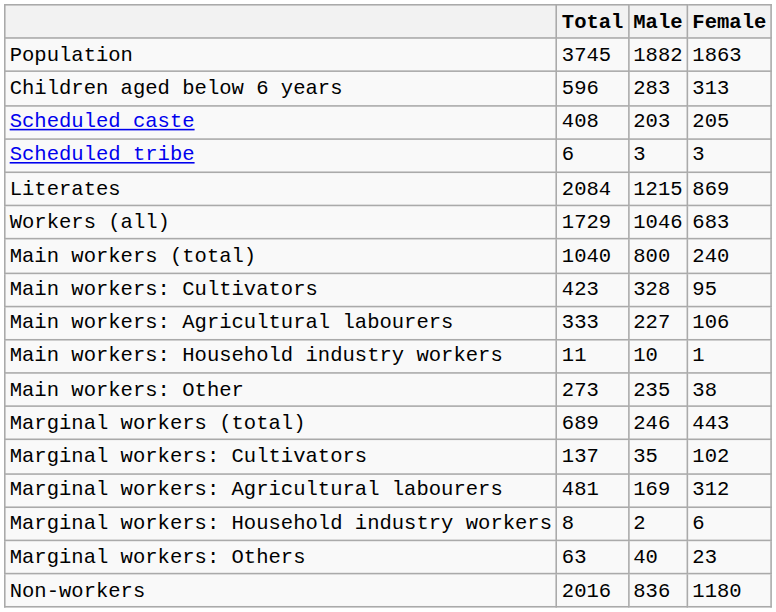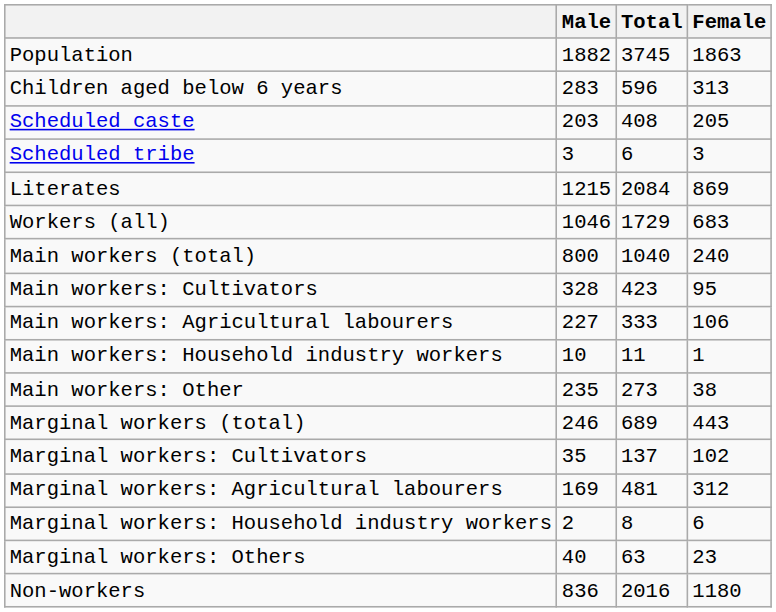columns swapped: (593, 22) <-> (658, 22)
